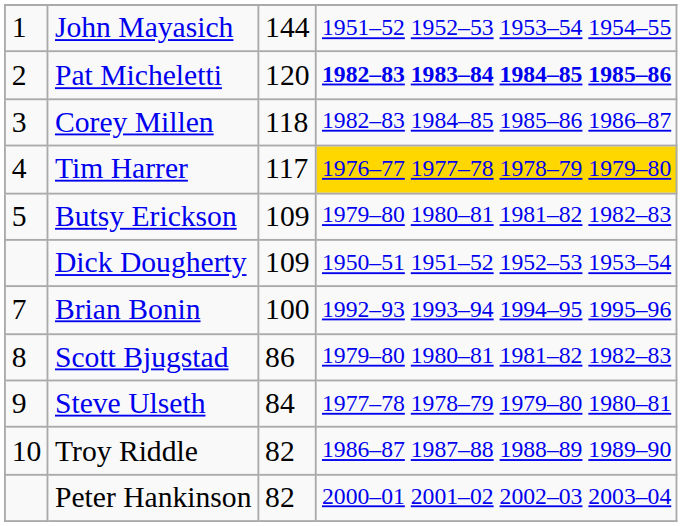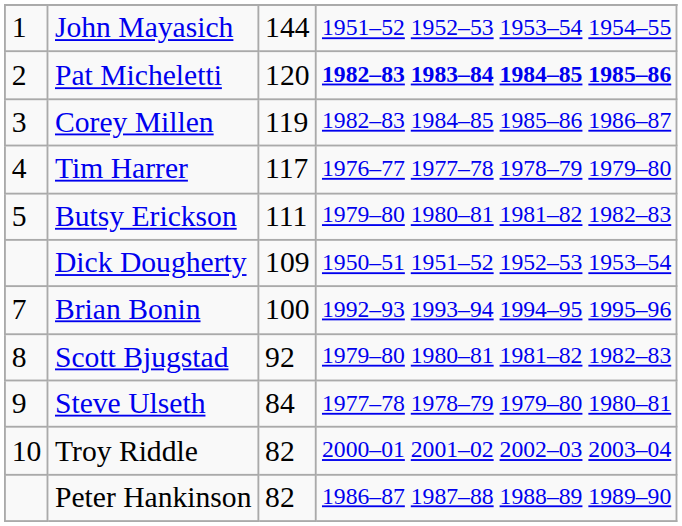(287, 121) 118 -> (287, 121) 119
(497, 168) gold background -> (497, 168) no background
(287, 215) 109 -> (286, 215) 111
(280, 356) 86 -> (280, 356) 92
(497, 450) 1986–87 1987–88 1988–89 1989–90 -> (497, 450) 2000–01 2001–02 2002–03 2003–04
(497, 497) 2000–01 2001–02 2002–03 2003–04 -> (497, 497) 1986–87 1987–88 1988–89 1989–90
